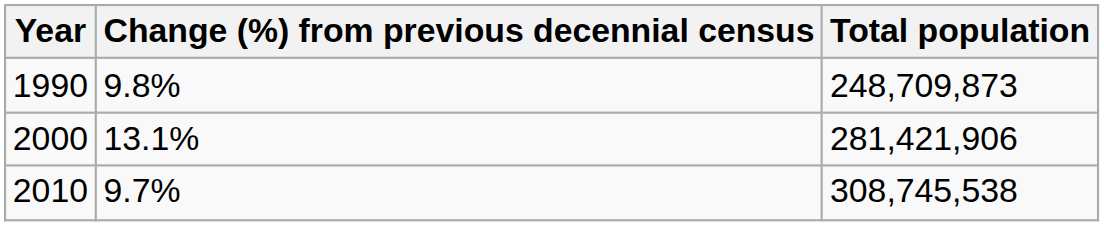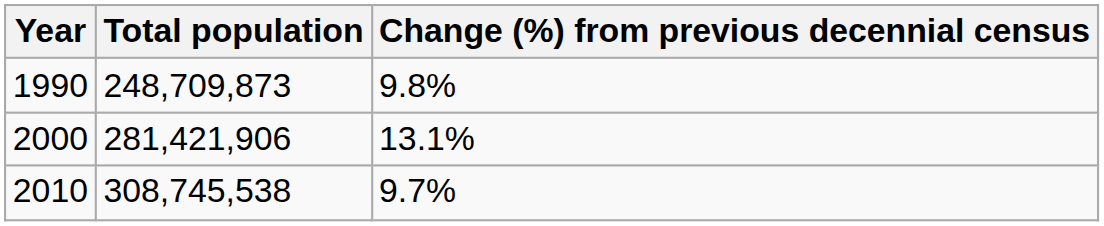columns swapped: (960, 31) <-> (459, 31)
